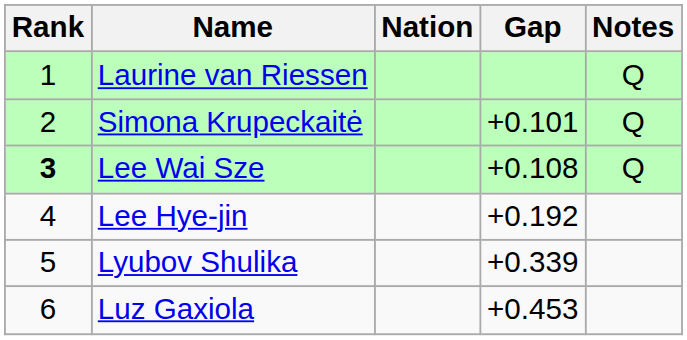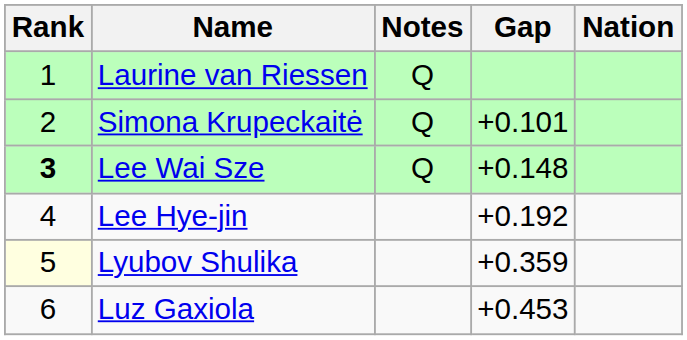columns swapped: (427, 27) <-> (633, 27)
(533, 168) +0.108 -> (523, 168) +0.148
(48, 262) no background -> (48, 262) lightyellow background
(533, 262) +0.339 -> (523, 262) +0.359
